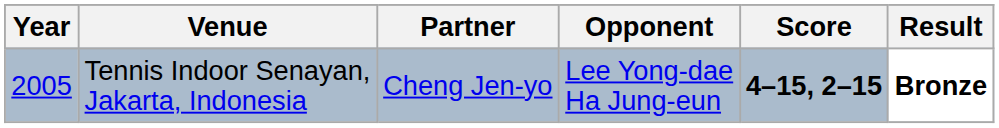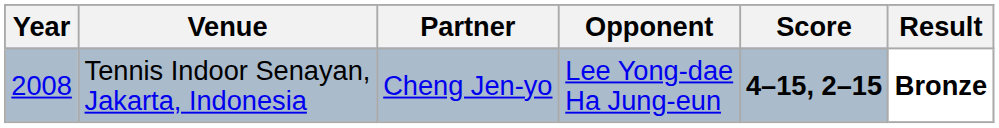(42, 85) 2005 -> (42, 85) 2008
